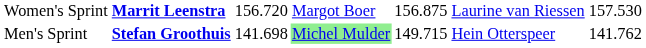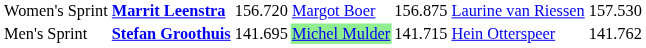(261, 33) 141.698 -> (261, 33) 141.695
(421, 33) 149.715 -> (421, 33) 141.715
